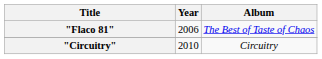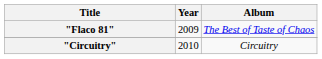(188, 29) 2006 -> (188, 29) 2009
